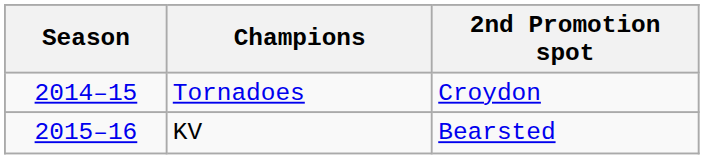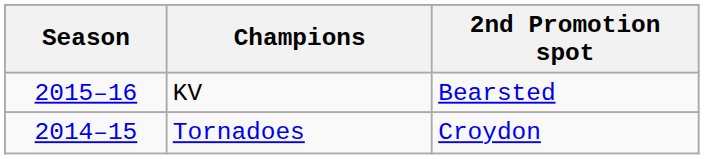rows swapped: (239, 93) <-> (187, 133)
